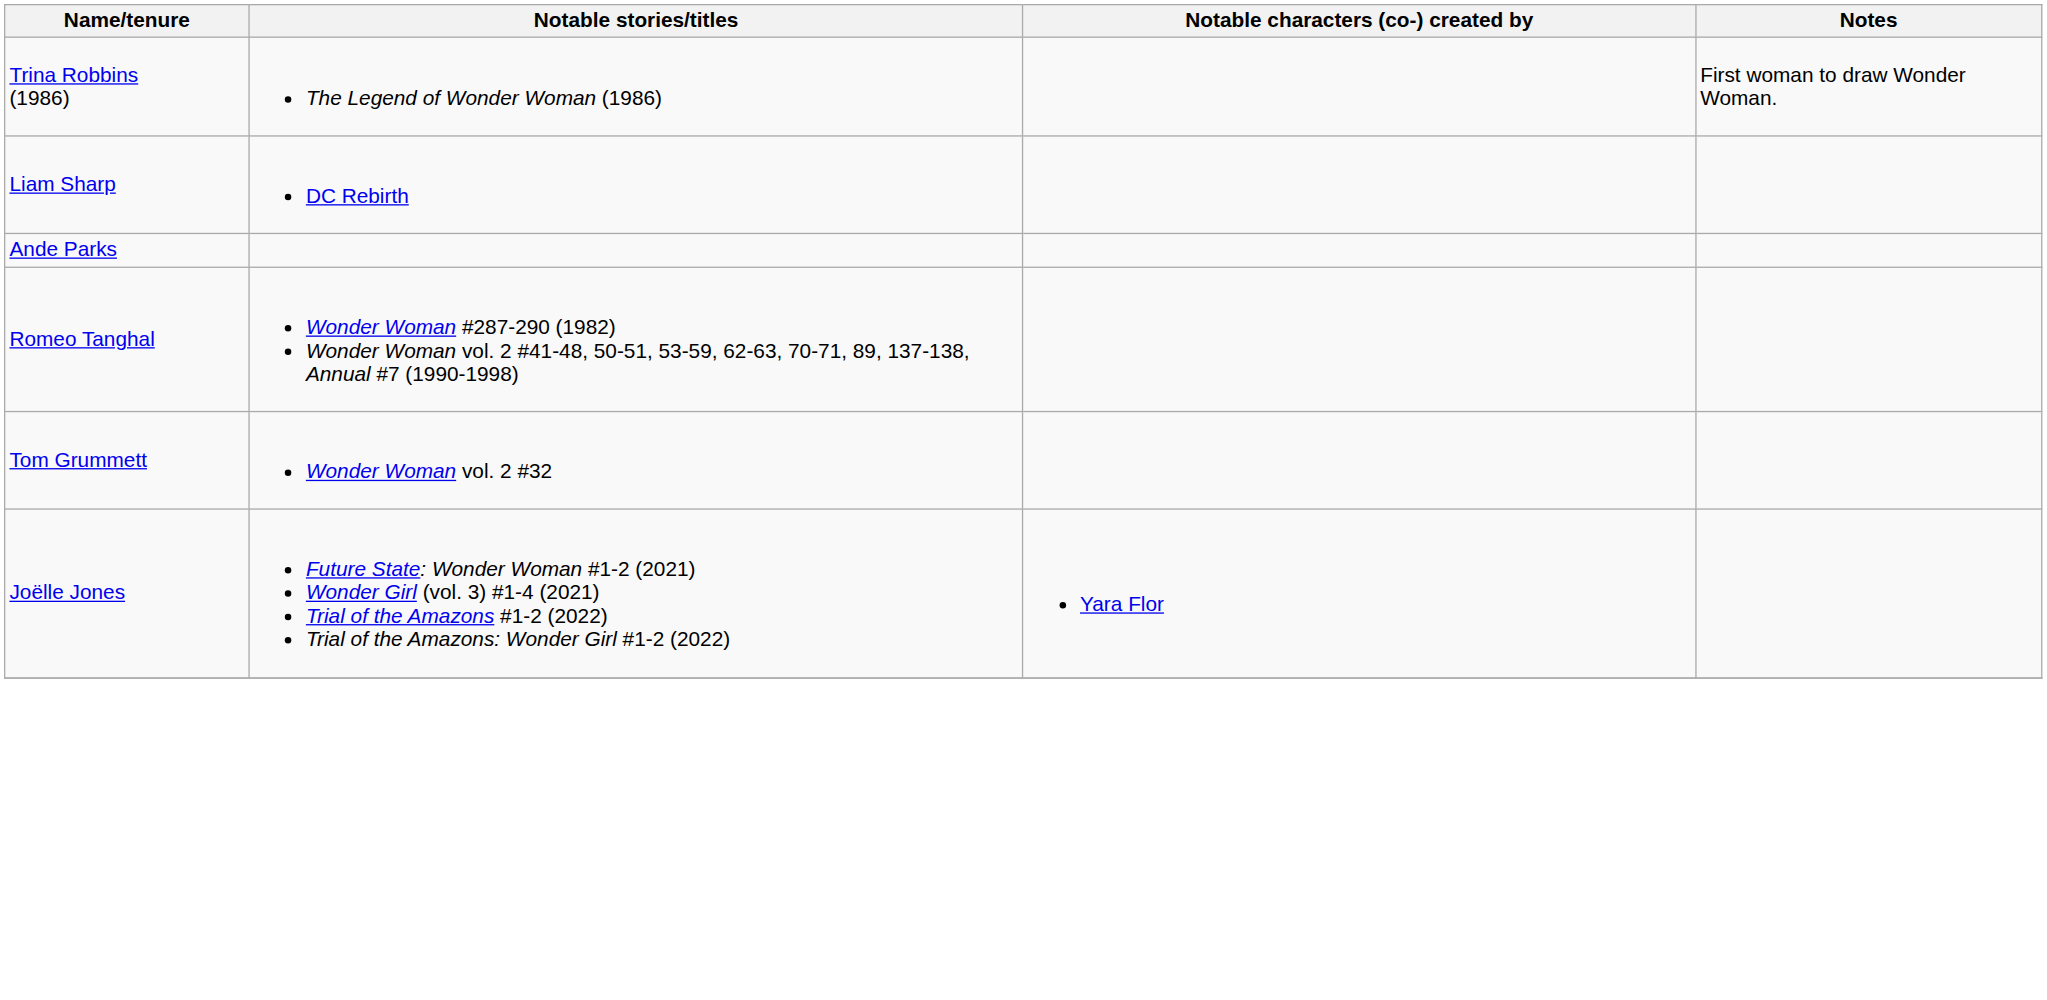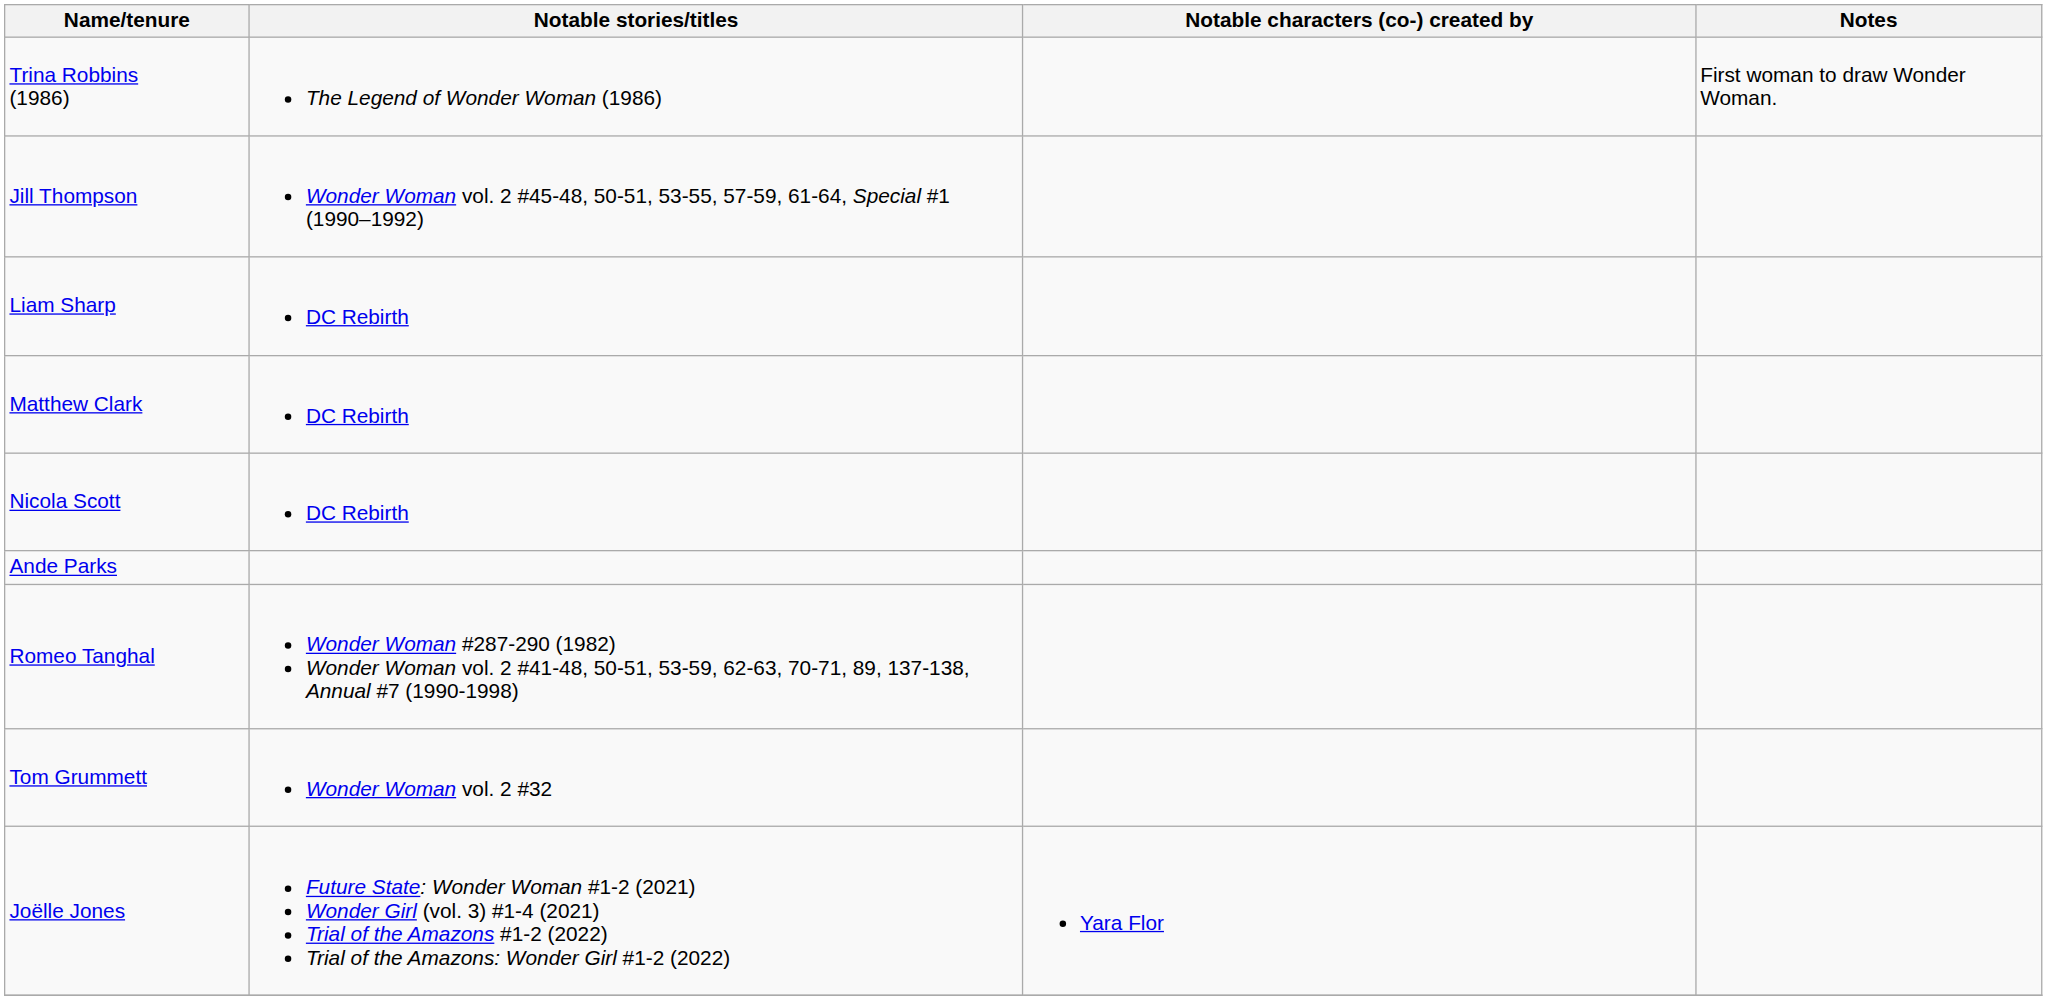+ row: (73, 196)
+ row: (76, 403)
+ row: (65, 501)
